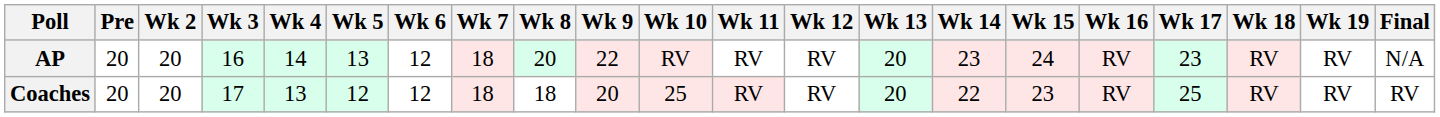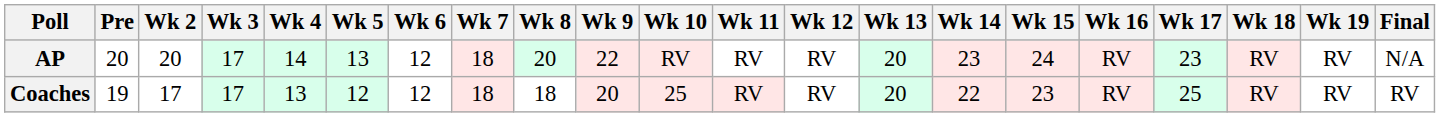(233, 58) 16 -> (233, 58) 17
(117, 93) 20 -> (117, 93) 19
(170, 93) 20 -> (170, 93) 17
